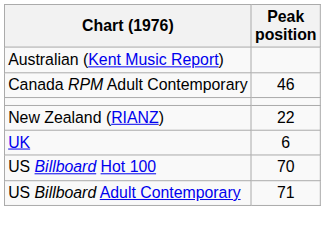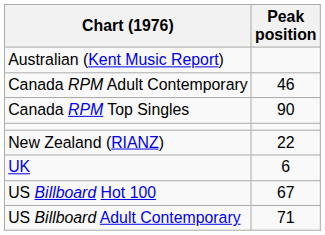+ row: (99, 110)
(286, 167) 70 -> (286, 192) 67
